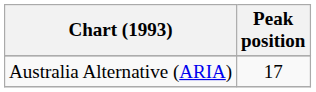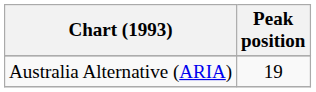(273, 71) 17 -> (273, 71) 19
